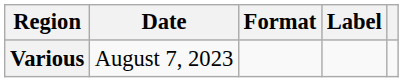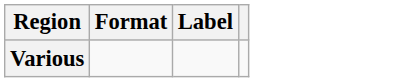- column: (164, 22)
